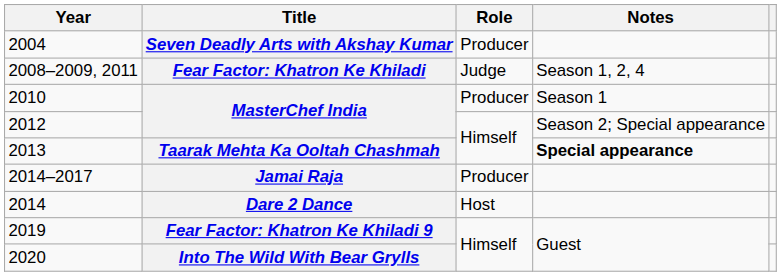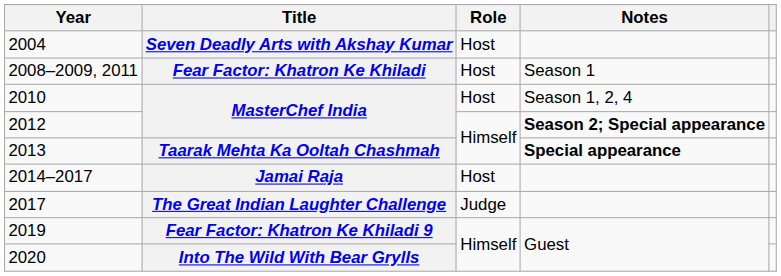(494, 44) Producer -> (478, 44) Host
(483, 71) Judge -> (478, 71) Host
(590, 71) Season 1, 2, 4 -> (560, 71) Season 1
(494, 97) Producer -> (478, 97) Host
(572, 97) Season 1 -> (578, 97) Season 1, 2, 4
(651, 124) normal -> (645, 124) bold
(494, 177) Producer -> (478, 177) Host
- row: (27, 204)
+ row: (27, 204)
